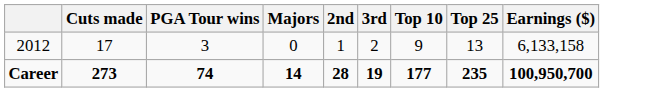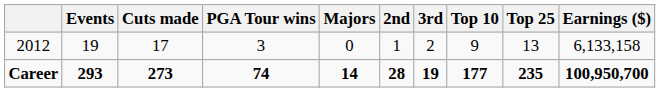+ column: (90, 18)
